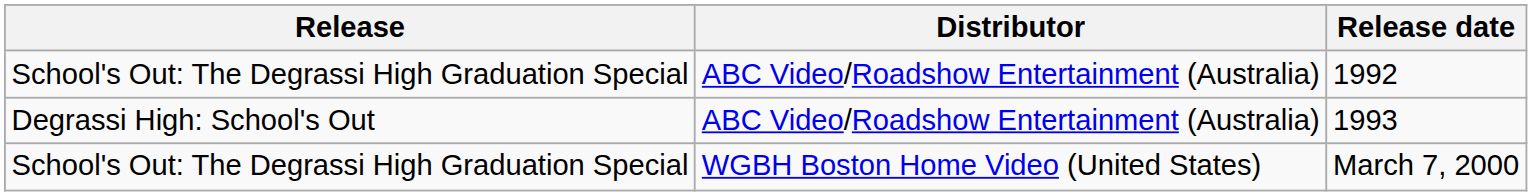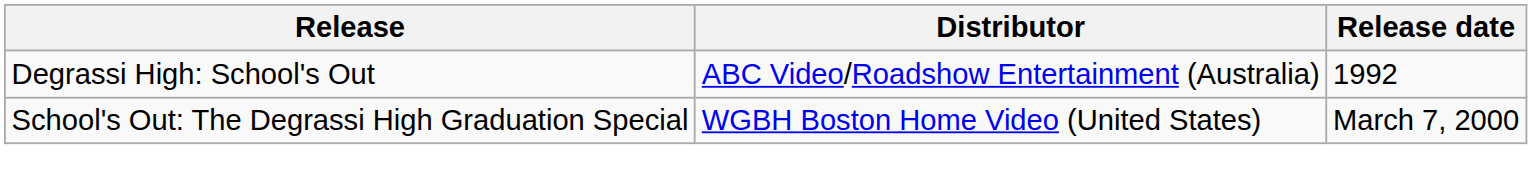(350, 73) School's Out: The Degrassi High Graduation Special -> (193, 73) Degrassi High: School's Out
- row: (1365, 119)
